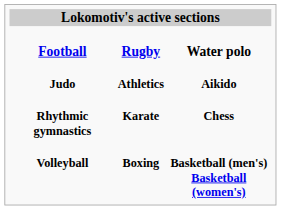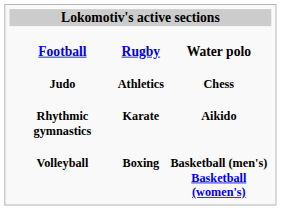(219, 84) Aikido -> (219, 84) Chess
(219, 116) Chess -> (219, 116) Aikido
